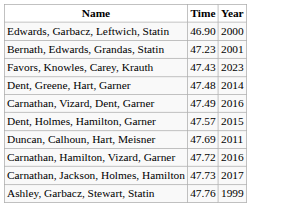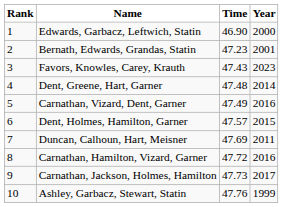+ column: (20, 13)
